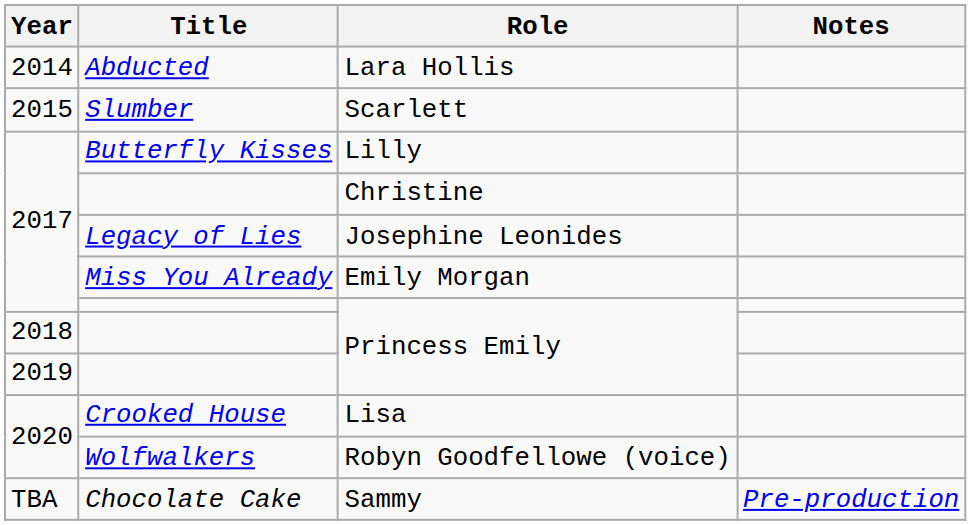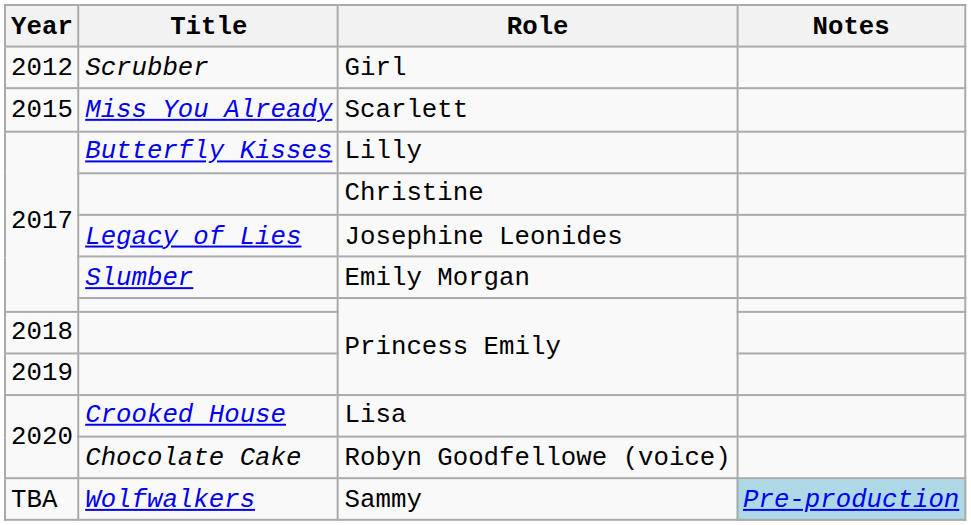+ row: (42, 68)
- row: (42, 68)
(139, 110) Slumber -> (209, 110) Miss You Already
(209, 278) Miss You Already -> (139, 278) Slumber
(170, 458) Wolfwalkers -> (193, 458) Chocolate Cake
(193, 500) Chocolate Cake -> (170, 500) Wolfwalkers
(851, 500) no background -> (851, 500) lightblue background
